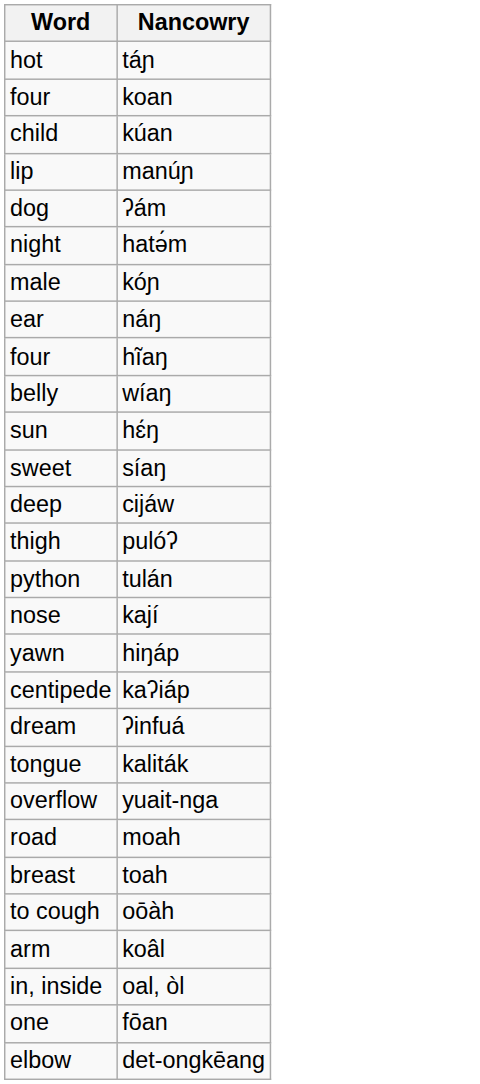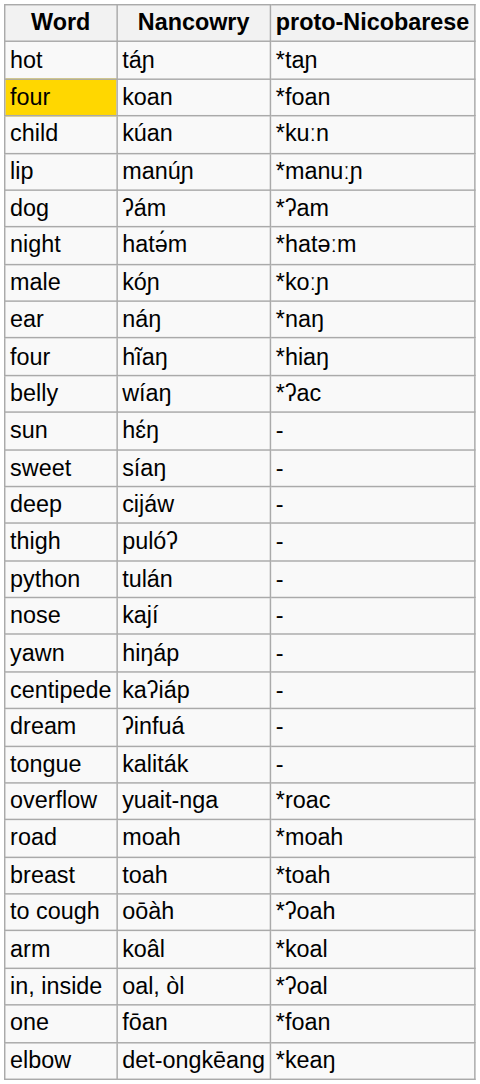+ column: (373, 23)
(30, 97) no background -> (30, 97) gold background
